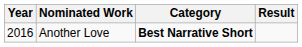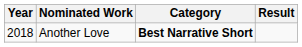(20, 32) 2016 -> (20, 32) 2018
